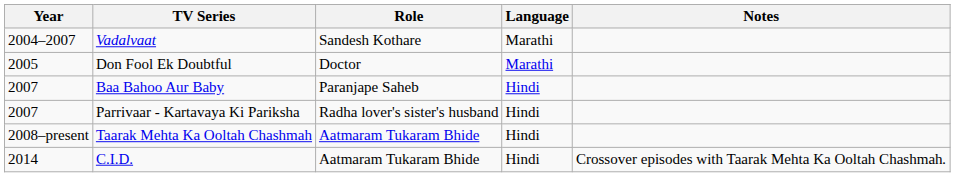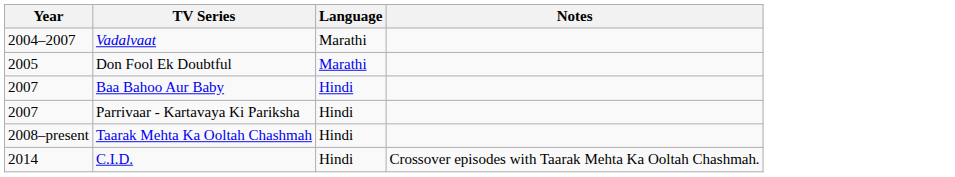- column: (409, 16)
